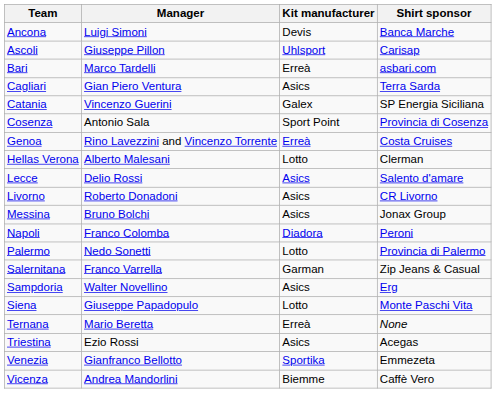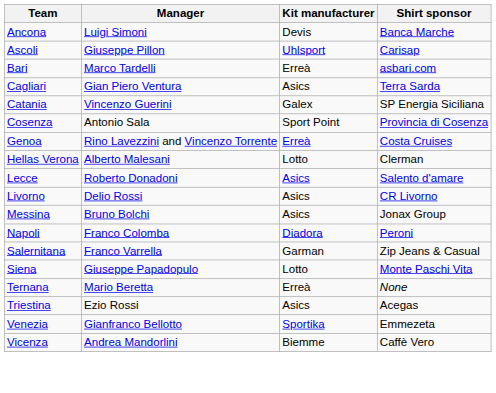(113, 178) Delio Rossi -> (131, 178) Roberto Donadoni
(131, 196) Roberto Donadoni -> (113, 196) Delio Rossi
- row: (28, 251)
- row: (35, 287)
